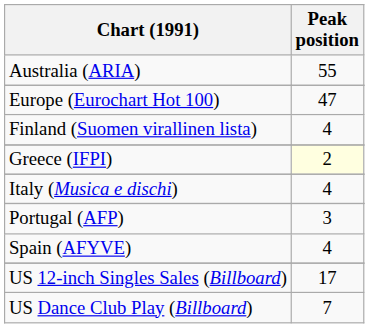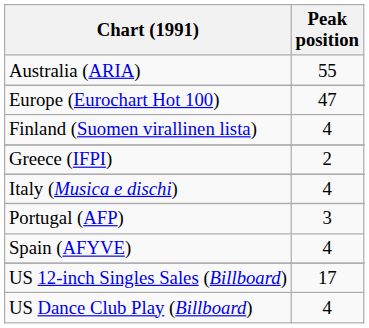(327, 159) lightyellow background -> (327, 159) no background
(327, 307) 7 -> (327, 307) 4
